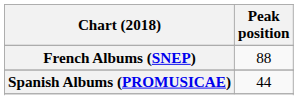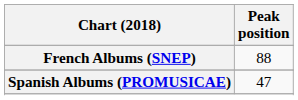(264, 81) 44 -> (264, 81) 47
